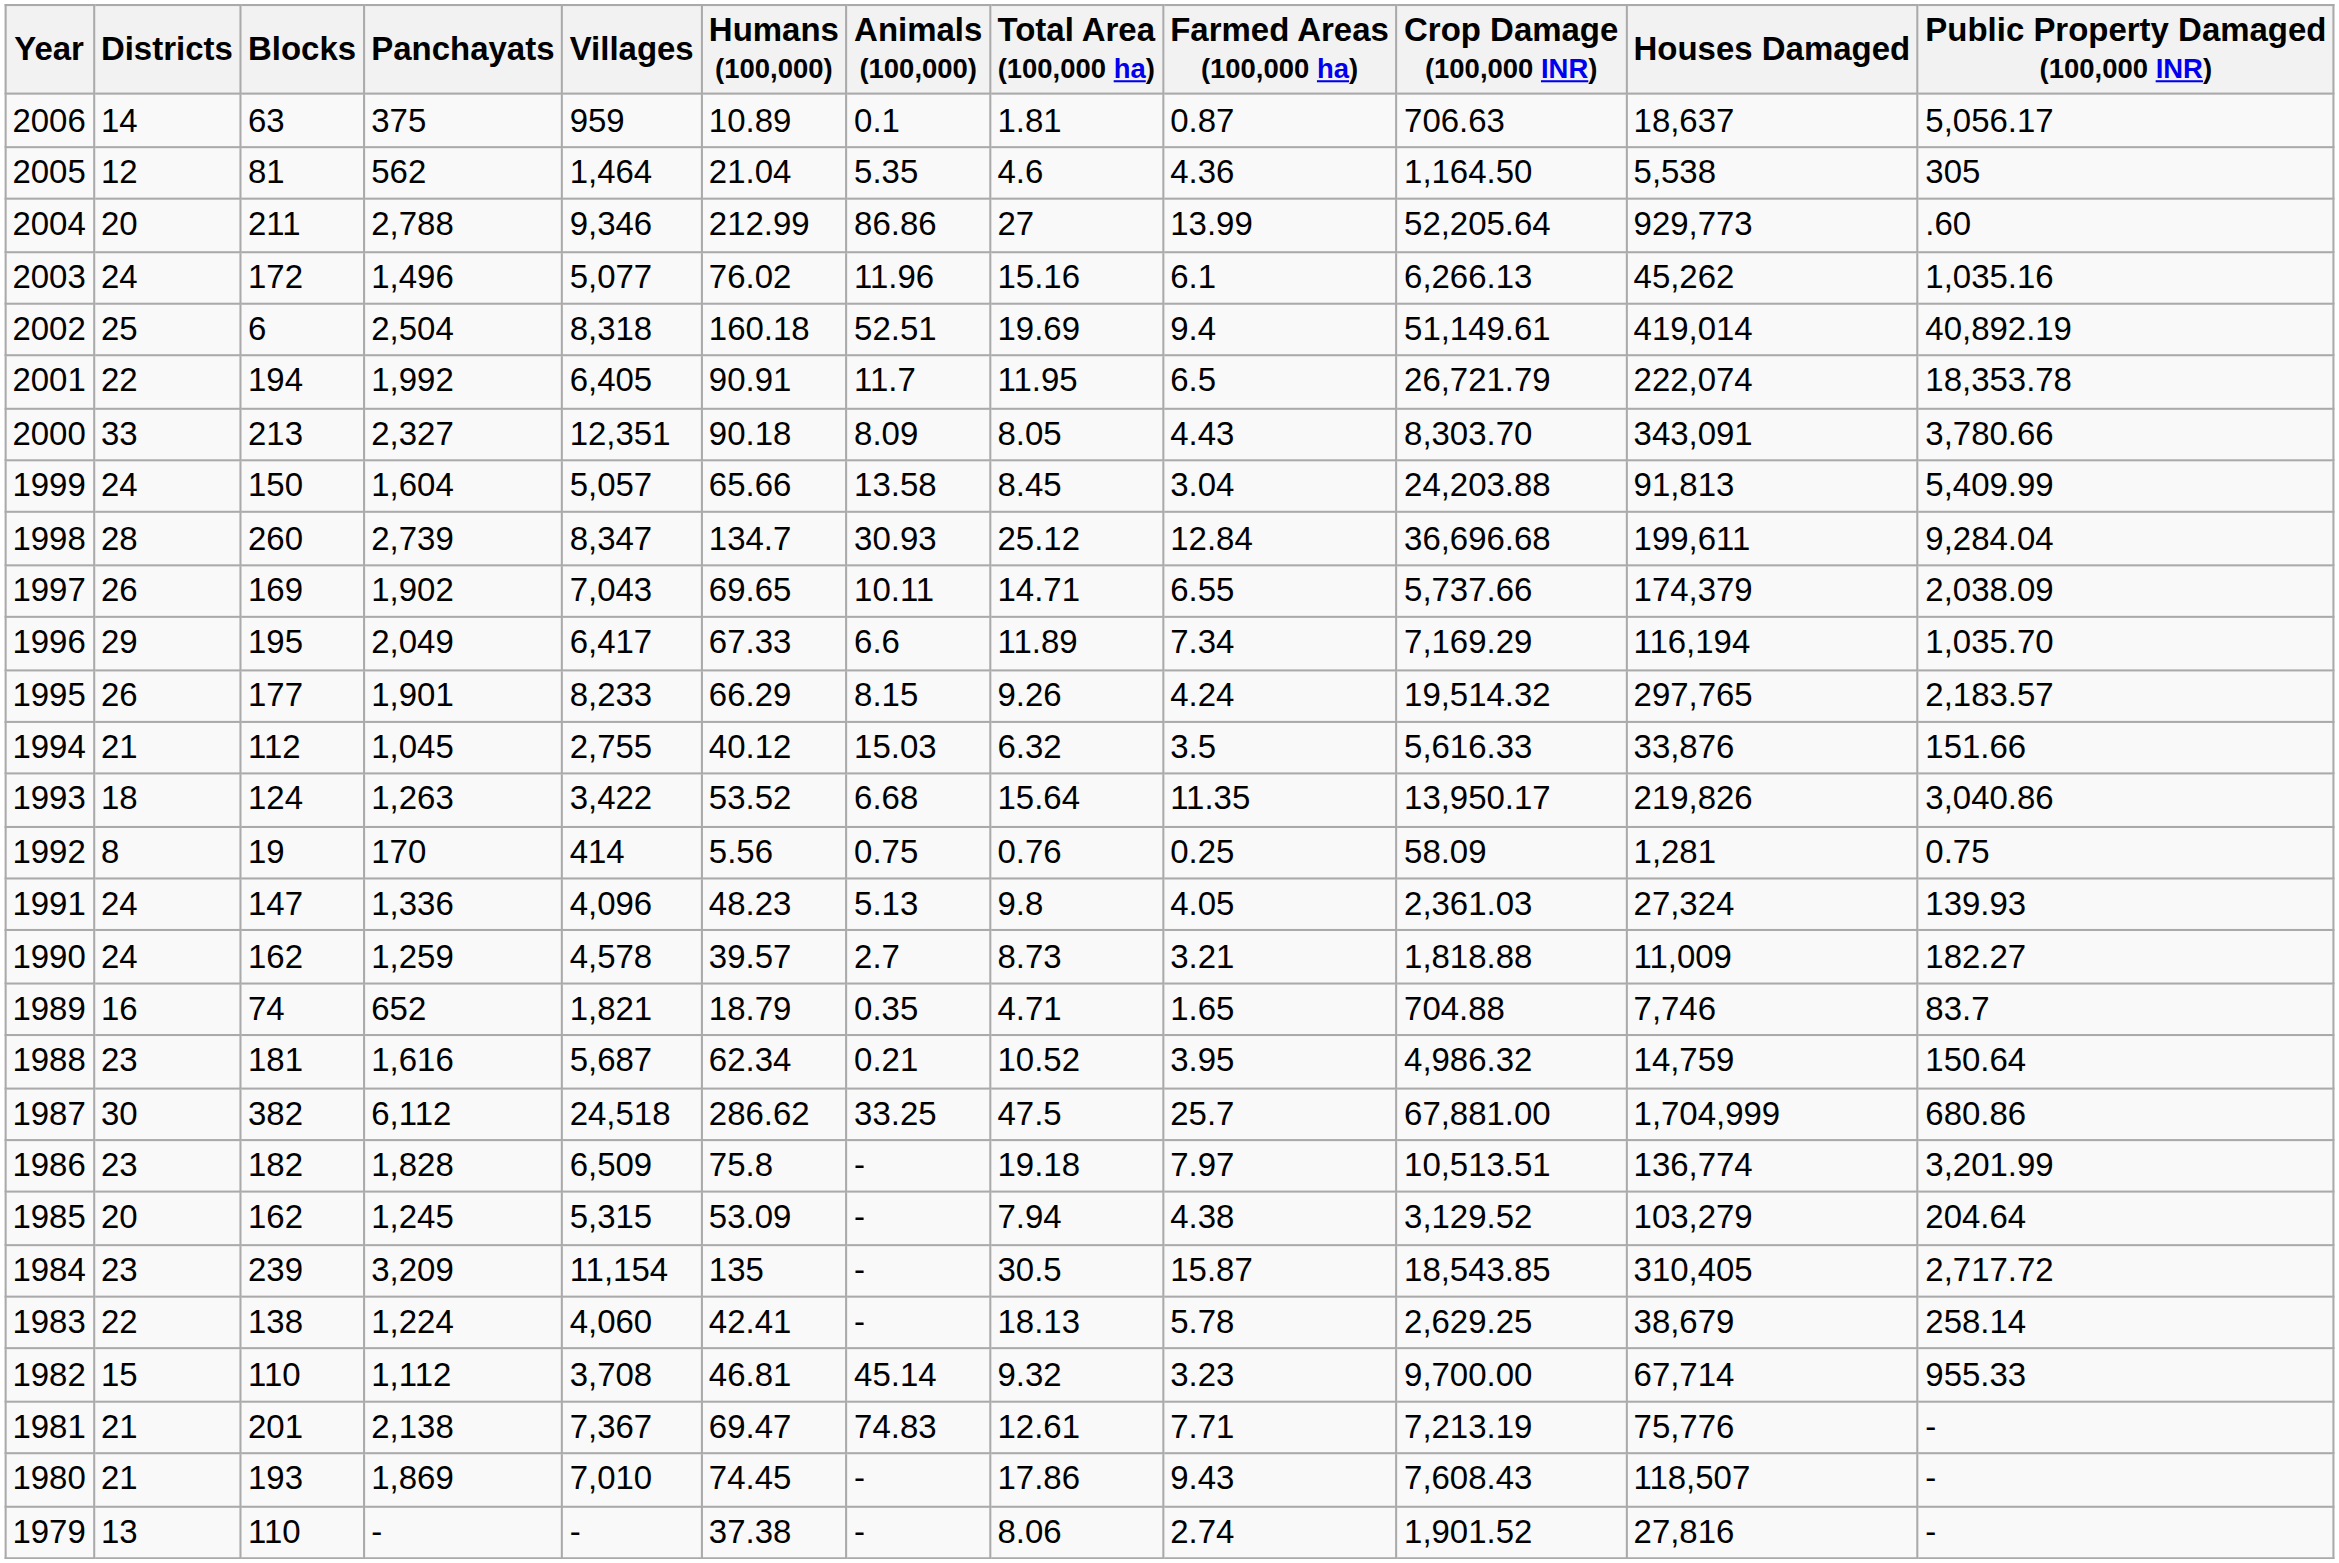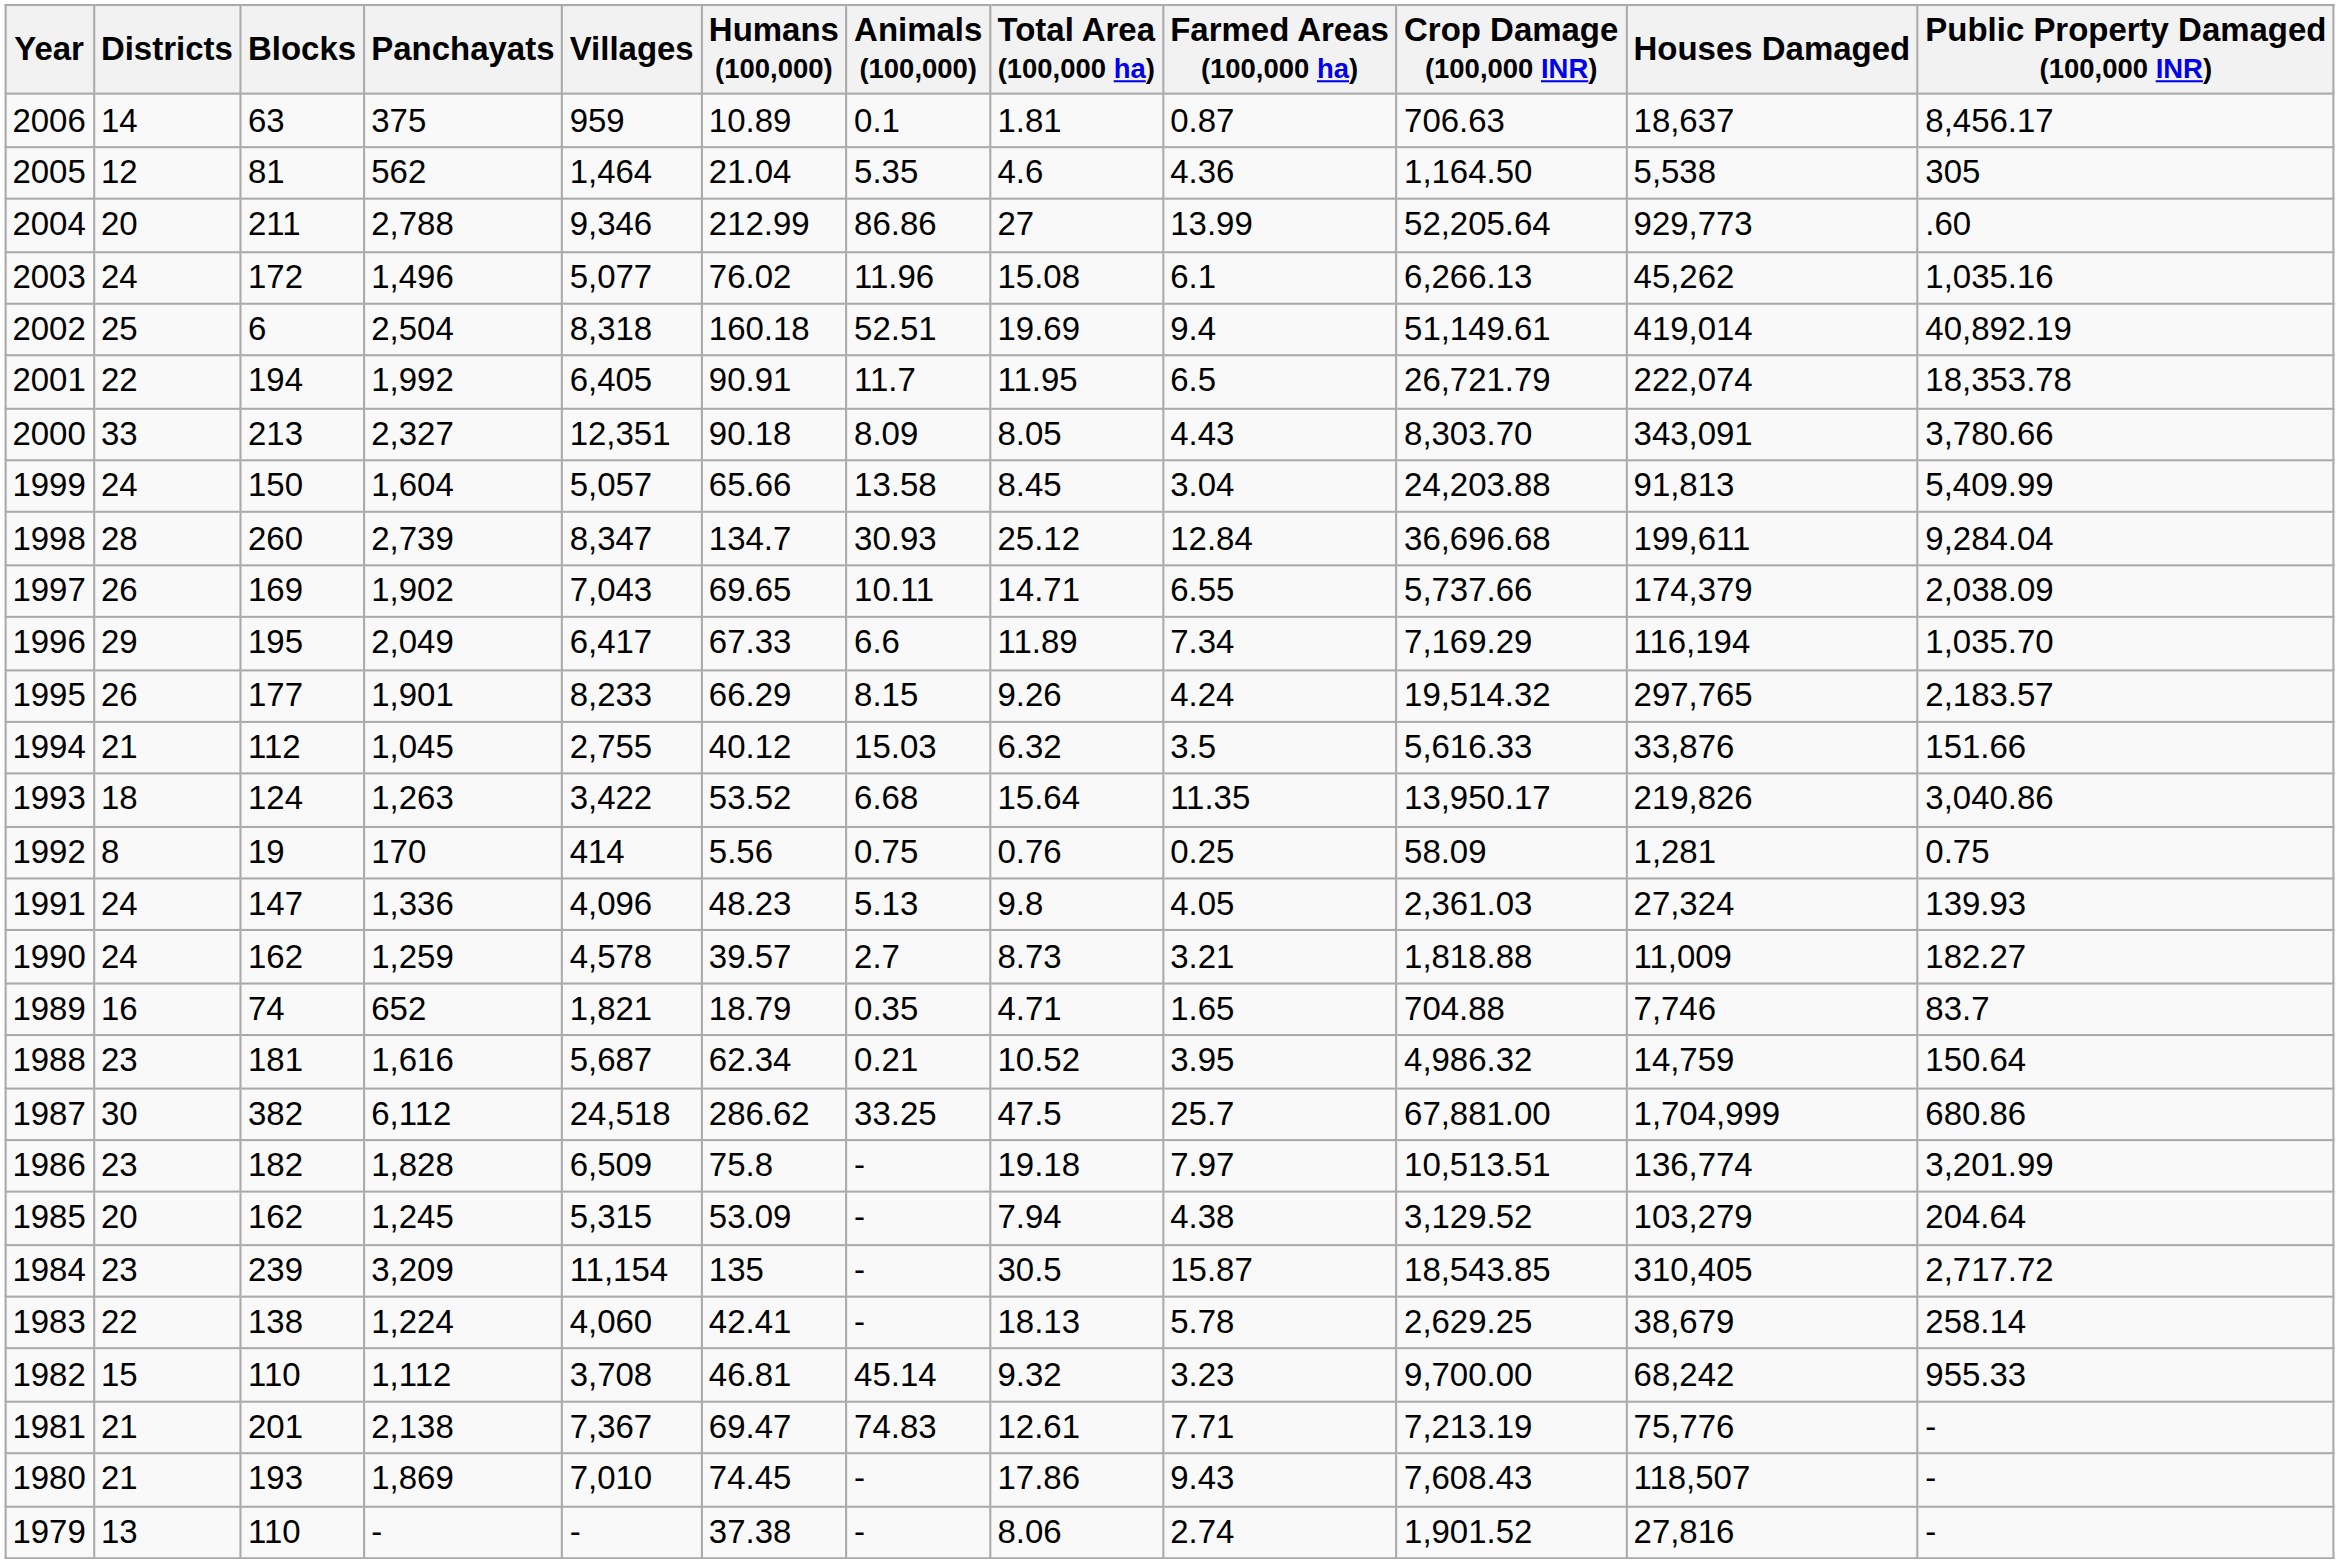(1989, 119) 5,056.17 -> (1989, 119) 8,456.17
(1039, 276) 15.16 -> (1039, 276) 15.08
(1684, 1374) 67,714 -> (1684, 1374) 68,242
